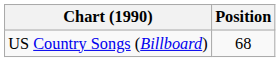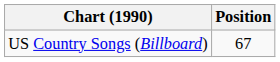(243, 43) 68 -> (243, 43) 67
